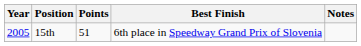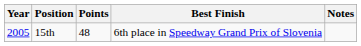(84, 32) 51 -> (84, 32) 48
